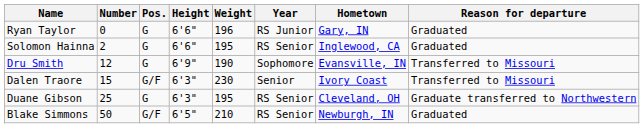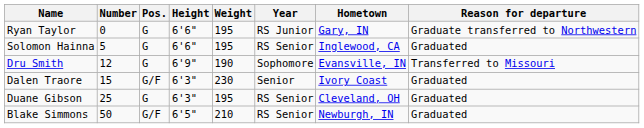(224, 30) 196 -> (224, 30) 195
(439, 30) Graduated -> (524, 30) Graduate transferred to Northwestern
(103, 47) 2 -> (103, 47) 5
(483, 81) Transferred to Missouri -> (439, 81) Graduated
(524, 98) Graduate transferred to Northwestern -> (439, 98) Graduated
